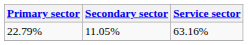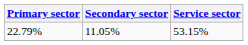(191, 31) 63.16% -> (191, 31) 53.15%
